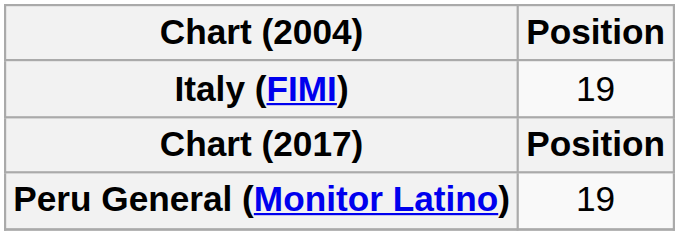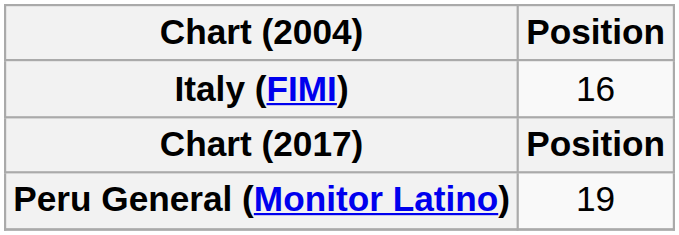(596, 88) 19 -> (596, 88) 16
